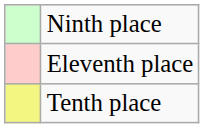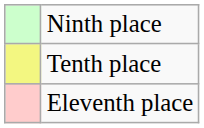rows swapped: (104, 102) <-> (120, 63)
